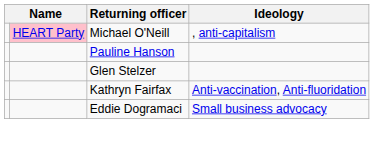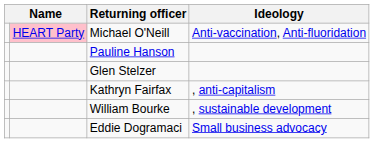(234, 33) , anti-capitalism -> (279, 33) Anti-vaccination, Anti-fluoridation
(279, 90) Anti-vaccination, Anti-fluoridation -> (234, 90) , anti-capitalism
+ row: (130, 109)
